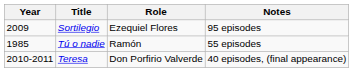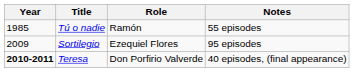rows swapped: (81, 43) <-> (79, 28)
(30, 59) normal -> (30, 59) bold
